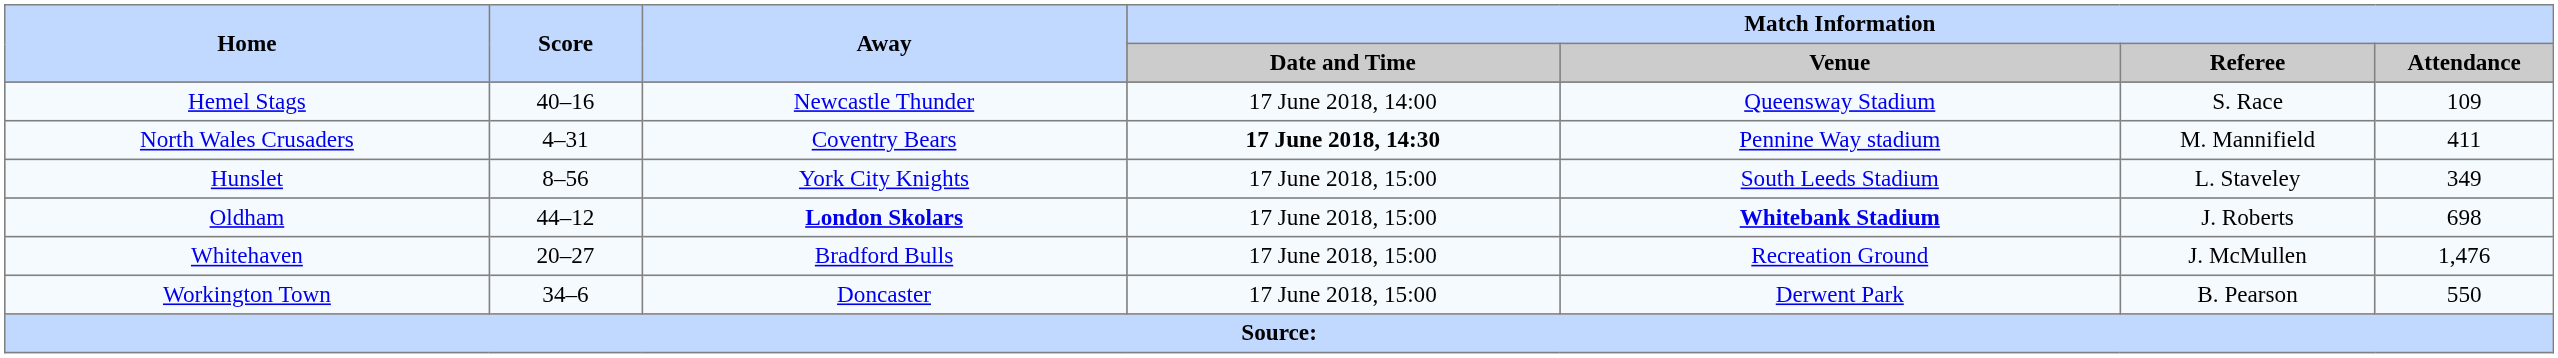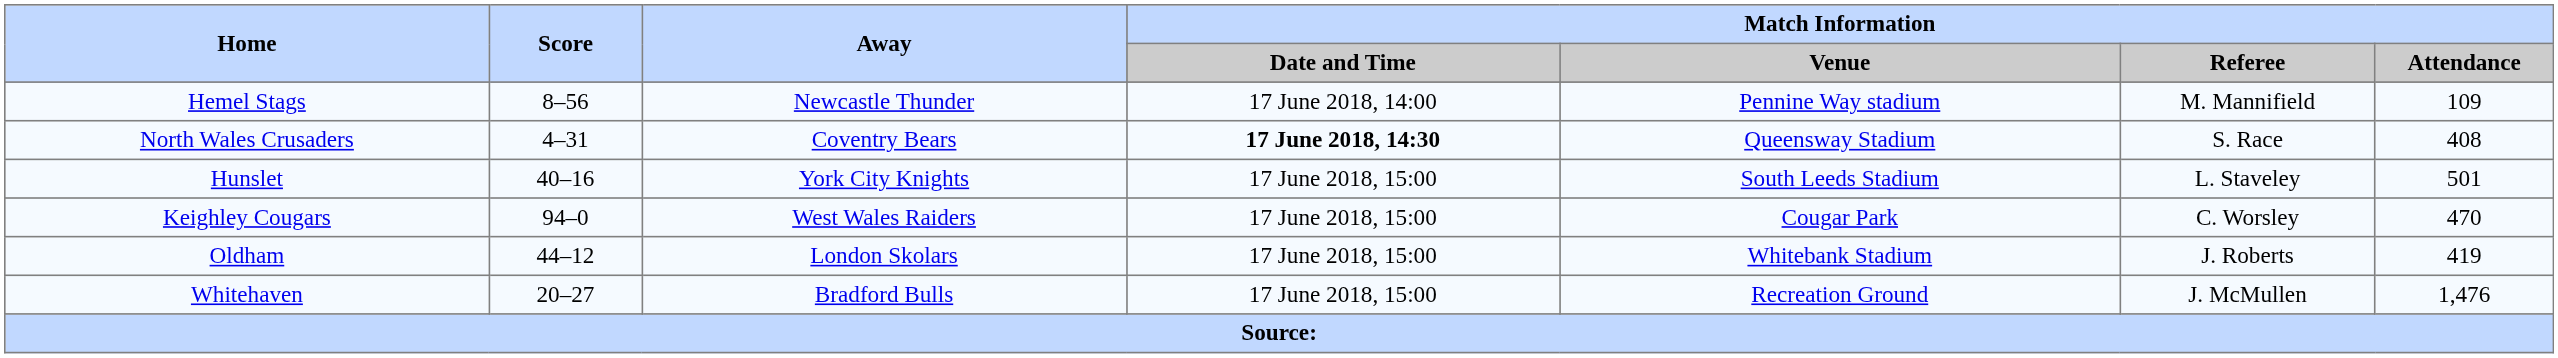(565, 101) 40–16 -> (565, 101) 8–56
(1840, 101) Queensway Stadium -> (1840, 101) Pennine Way stadium
(2248, 101) S. Race -> (2248, 101) M. Mannifield
(1840, 139) Pennine Way stadium -> (1840, 139) Queensway Stadium
(2248, 139) M. Mannifield -> (2248, 139) S. Race
(2464, 139) 411 -> (2464, 139) 408
(565, 178) 8–56 -> (565, 178) 40–16
(2464, 178) 349 -> (2464, 178) 501
+ row: (247, 217)
(884, 217) bold -> (884, 255) normal
(1840, 217) bold -> (1840, 255) normal
(2464, 217) 698 -> (2464, 255) 419
- row: (247, 294)
